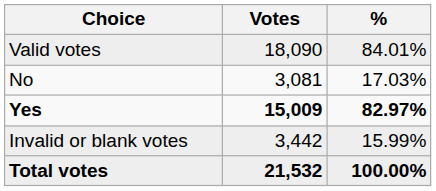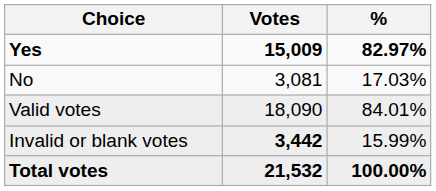rows swapped: (25, 110) <-> (55, 49)
(299, 140) normal -> (299, 140) bold
